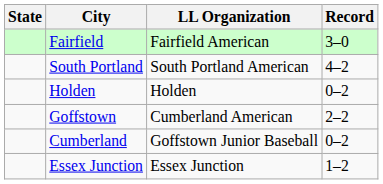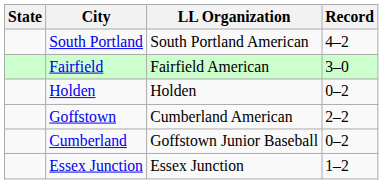rows swapped: (76, 41) <-> (96, 66)
